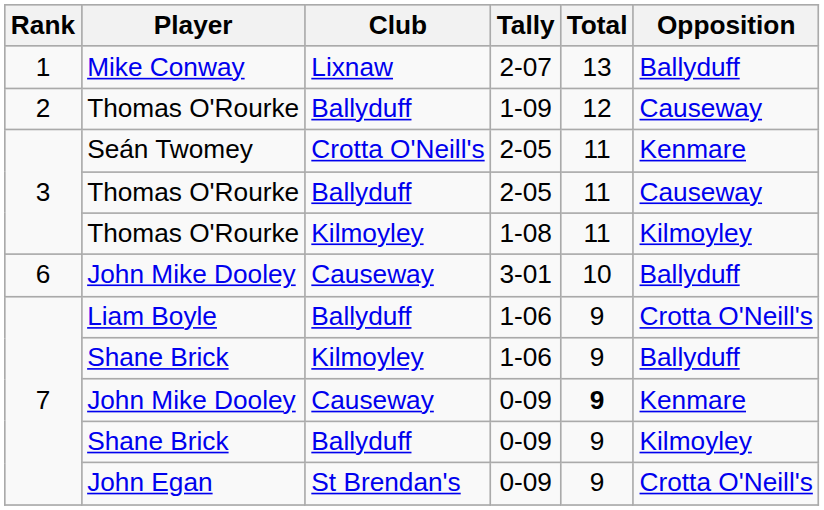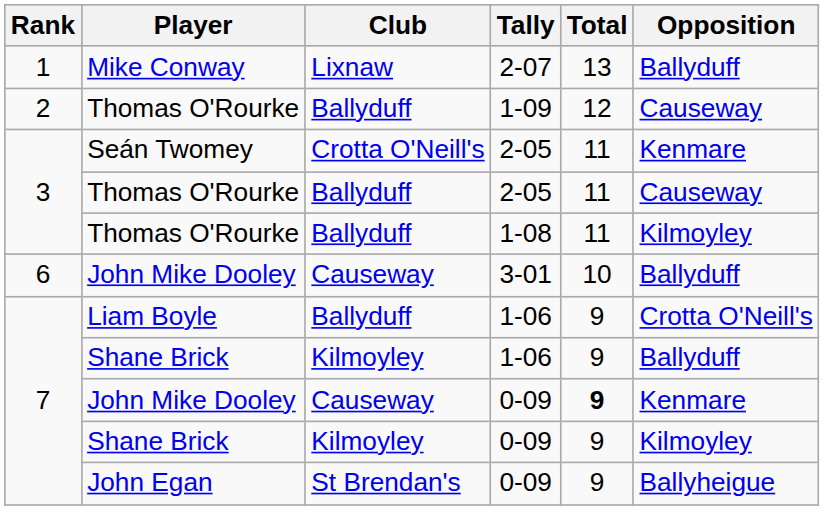(367, 233) Kilmoyley -> (361, 233) Ballyduff
(361, 441) Ballyduff -> (367, 441) Kilmoyley
(726, 483) Crotta O'Neill's -> (707, 483) Ballyheigue
